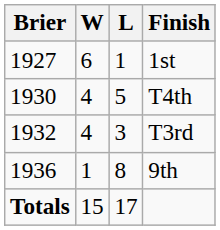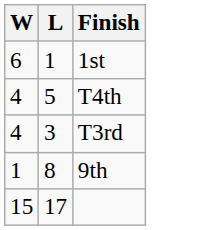- column: (40, 22)
